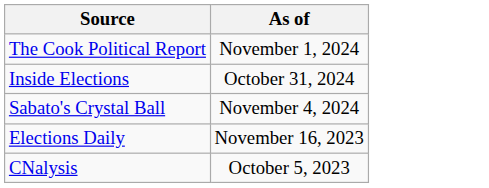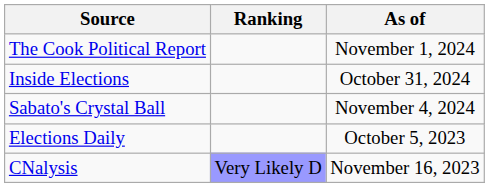+ column: (268, 19)
(289, 138) November 16, 2023 -> (405, 138) October 5, 2023
(289, 167) October 5, 2023 -> (405, 167) November 16, 2023
